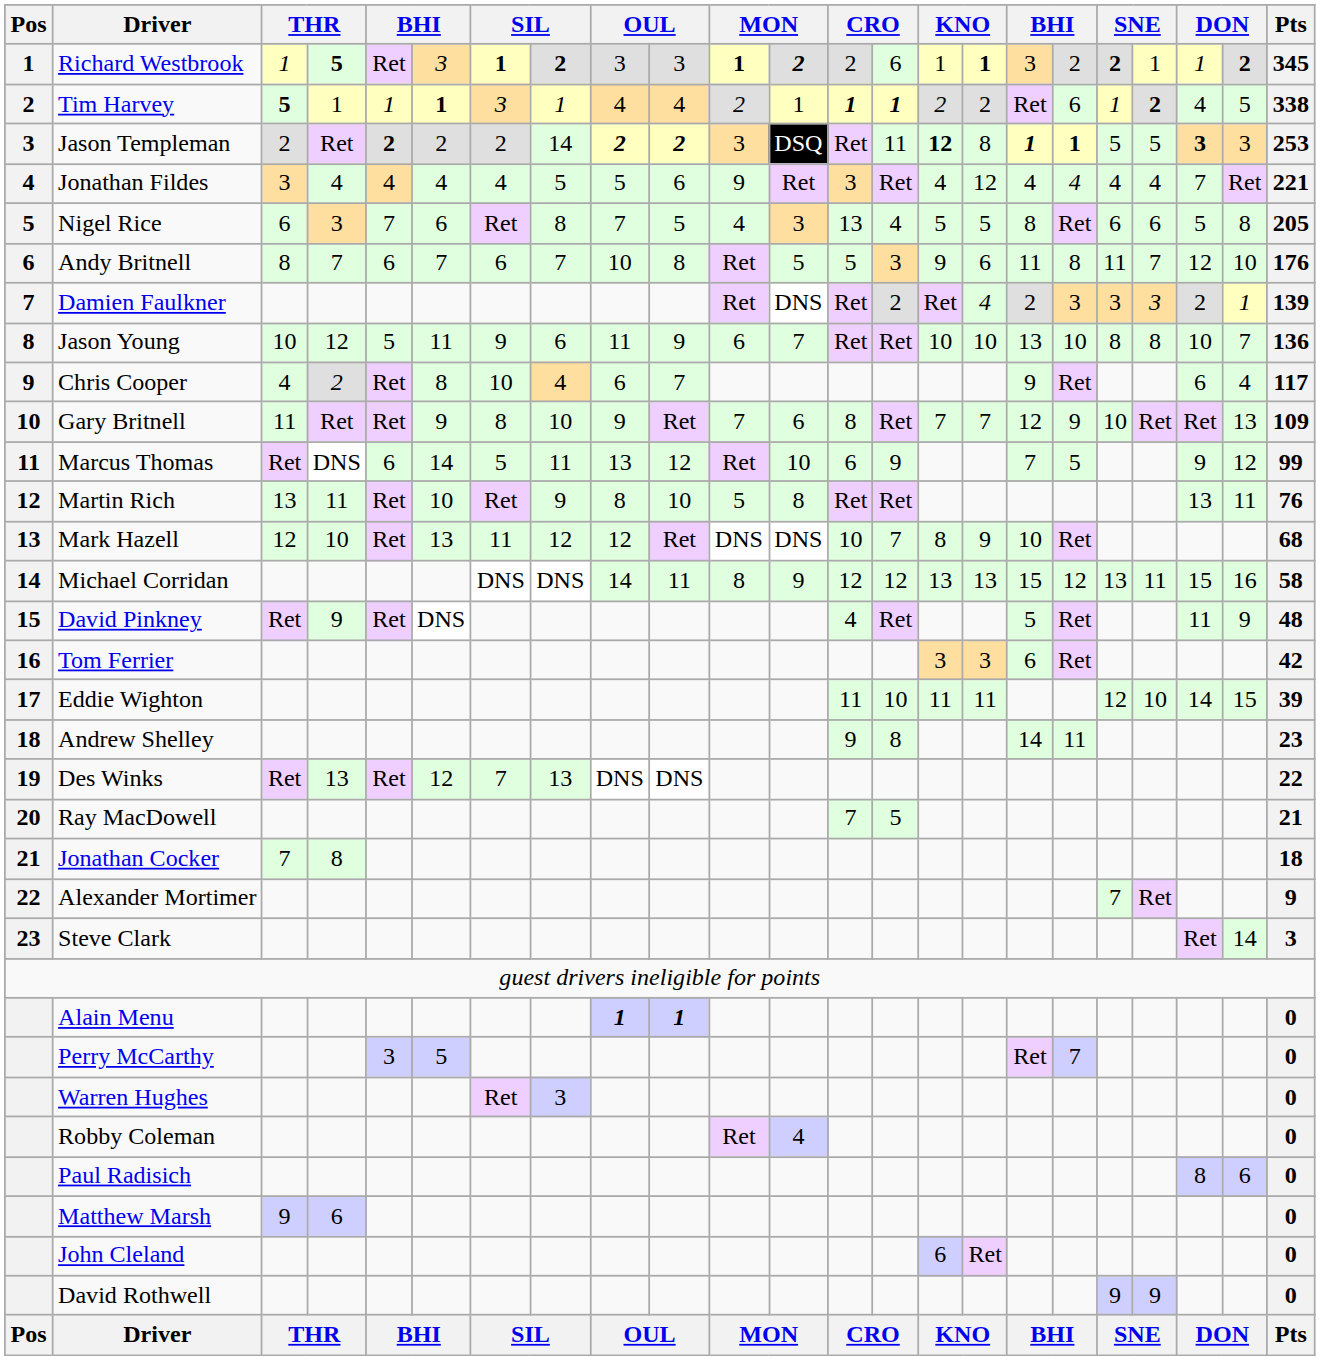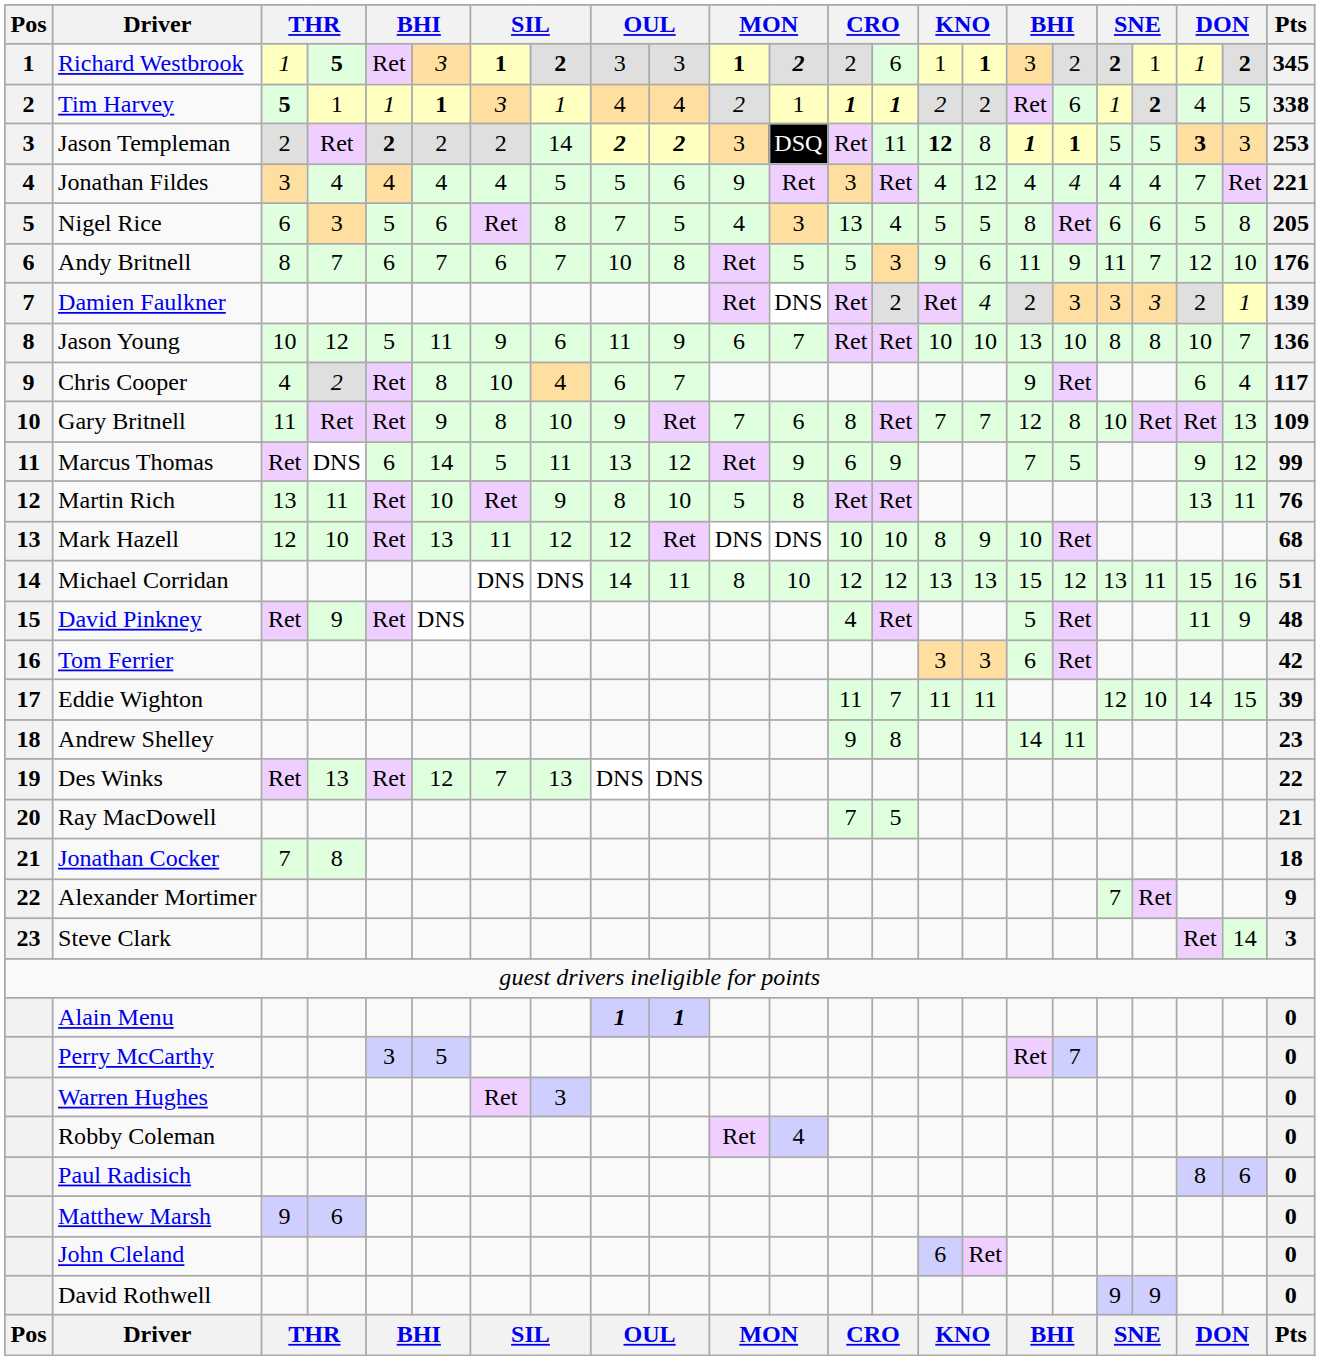(389, 222) 7 -> (389, 222) 5
(1075, 262) 8 -> (1075, 262) 9
(1075, 421) 9 -> (1075, 421) 8
(798, 460) 10 -> (798, 460) 9
(895, 540) 7 -> (895, 540) 10
(798, 579) 9 -> (798, 579) 10
(1291, 579) 58 -> (1291, 579) 51
(895, 699) 10 -> (895, 699) 7
